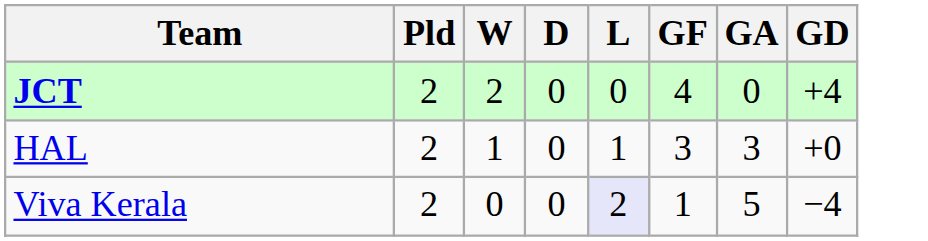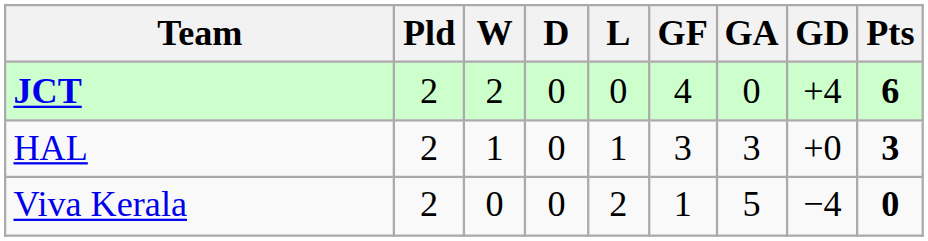+ column: (890, 33)
(618, 205) lavender background -> (618, 205) no background
